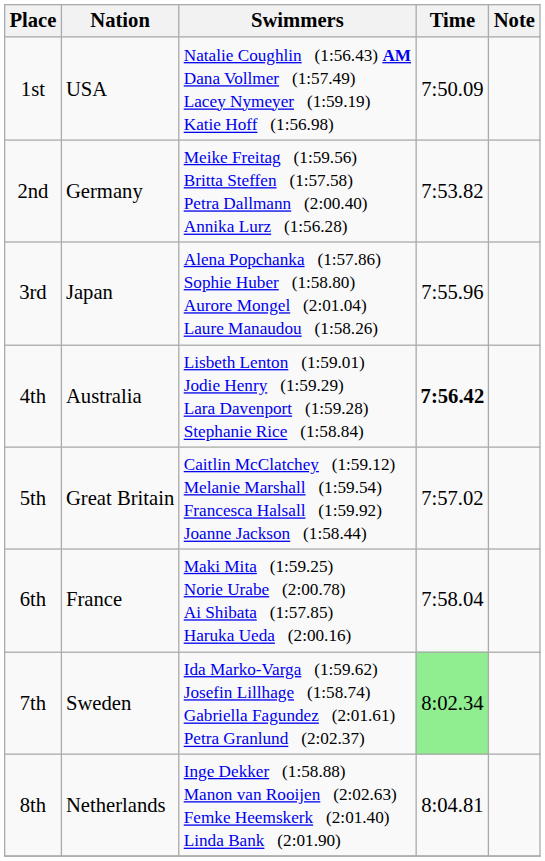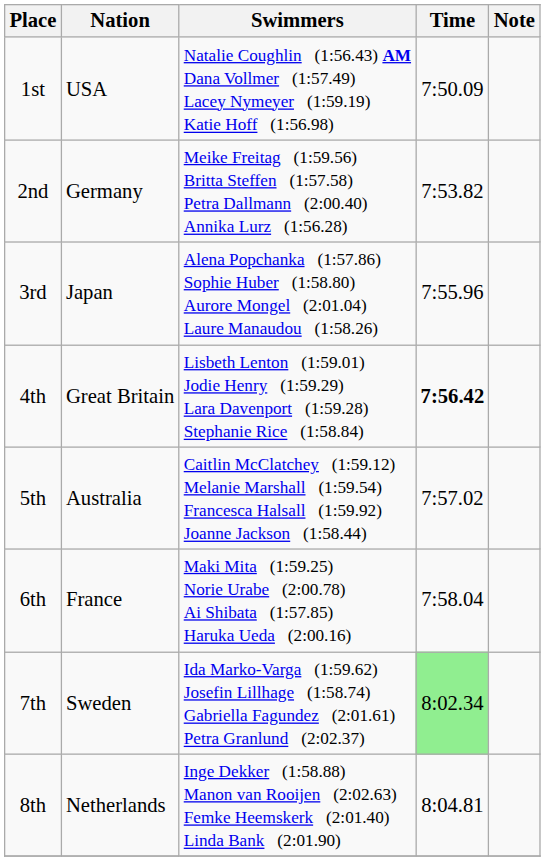(104, 395) Australia -> (120, 395) Great Britain
(120, 498) Great Britain -> (104, 498) Australia
